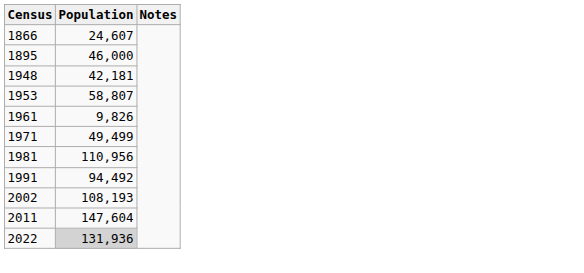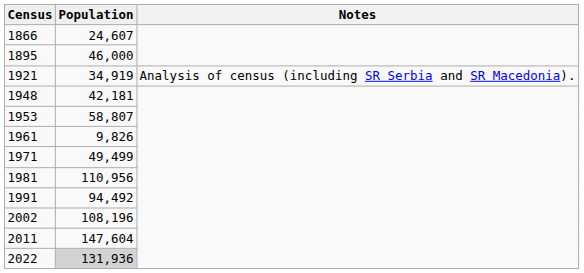+ row: (22, 76)
(107, 198) 108,193 -> (107, 218) 108,196
